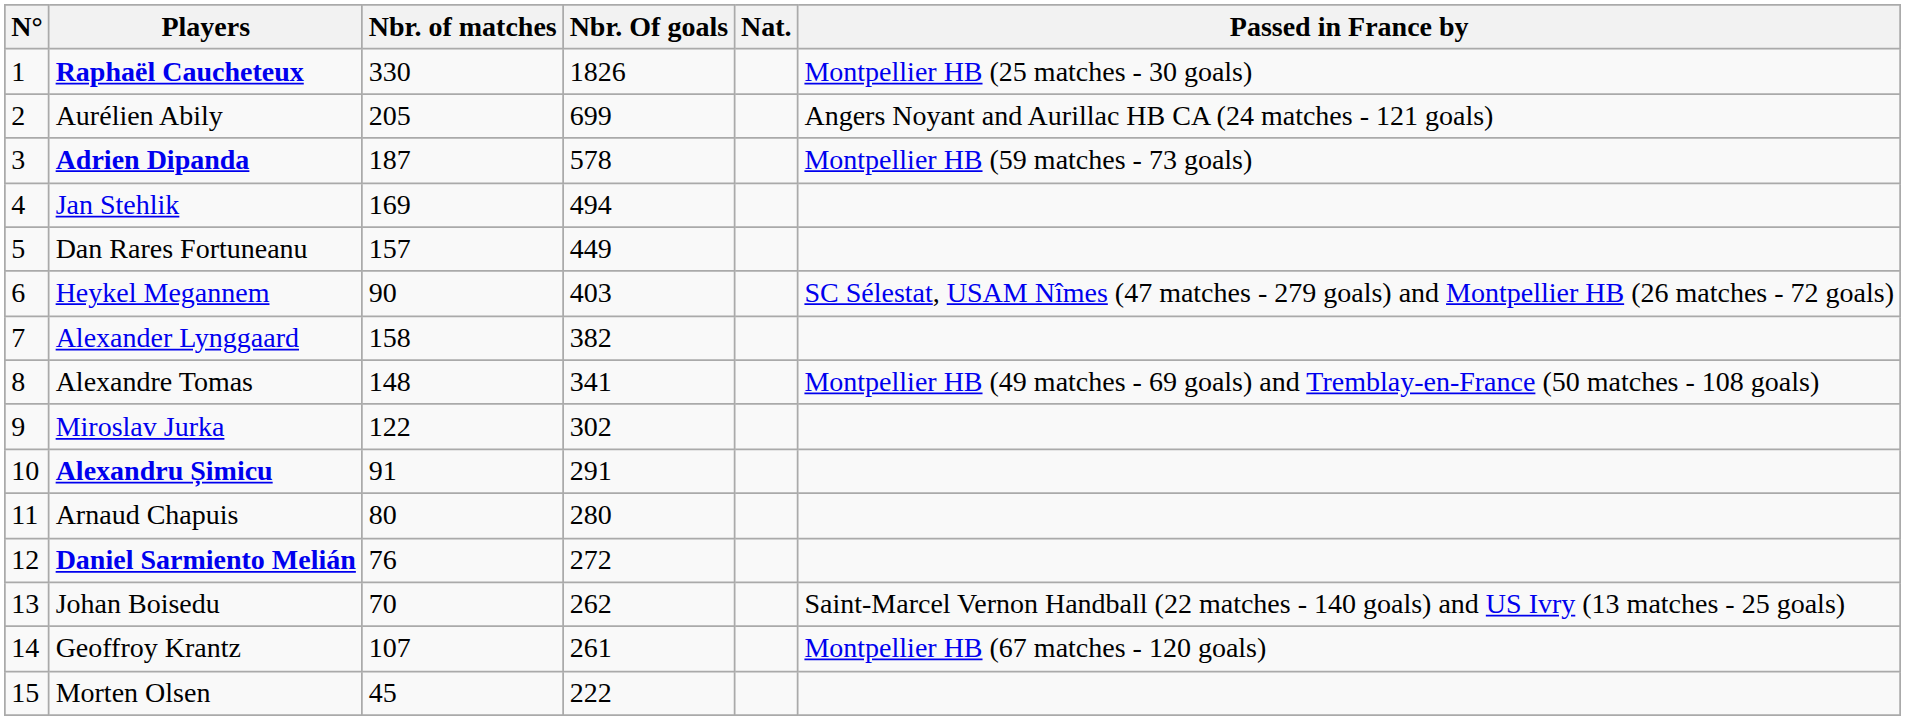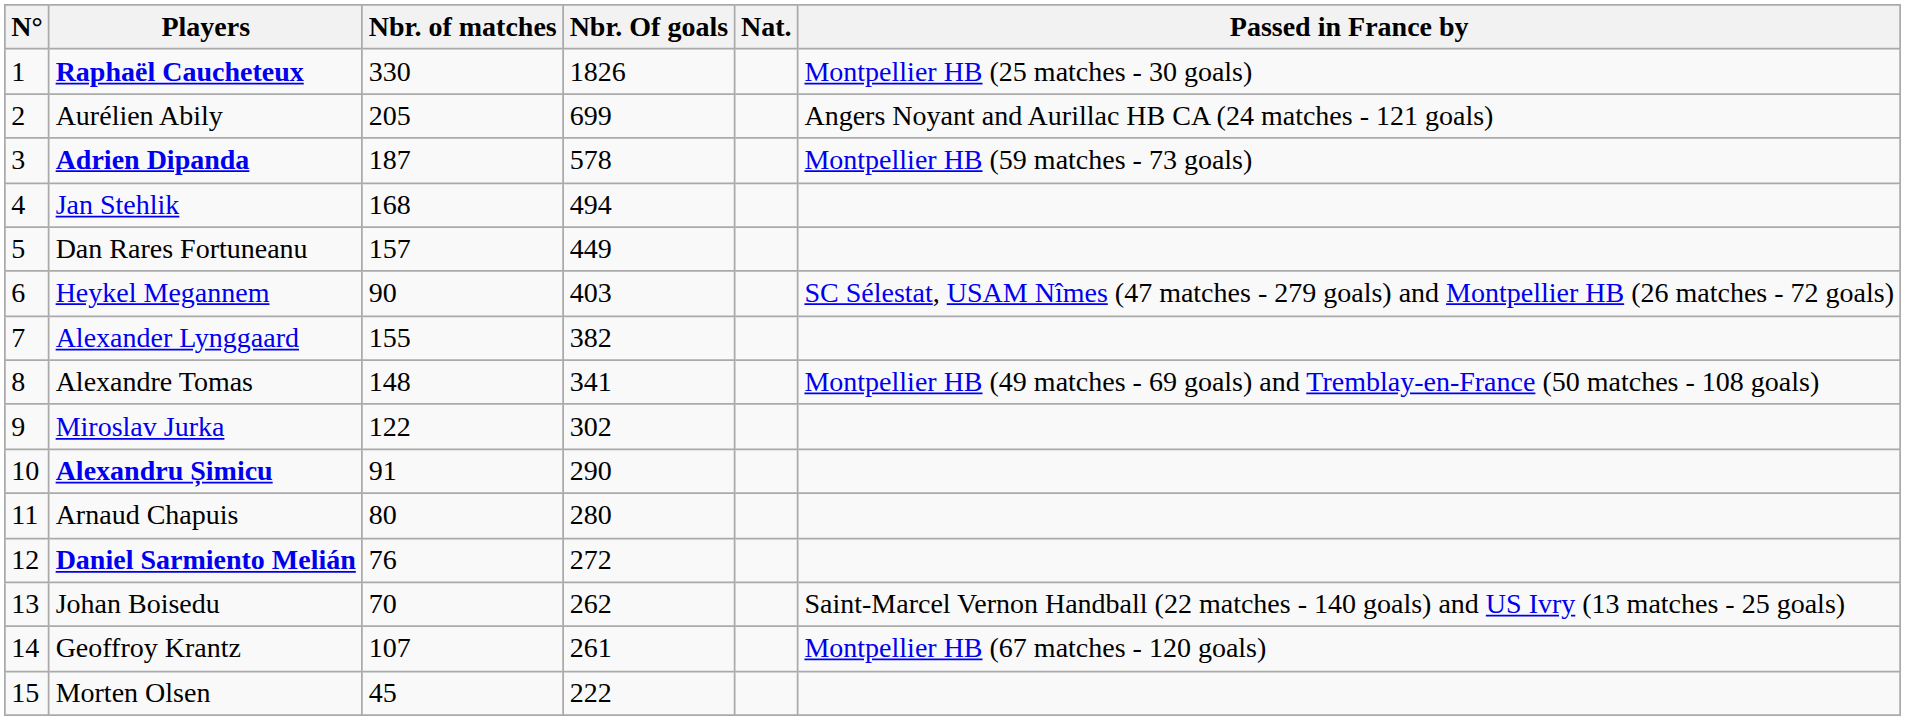(390, 204) 169 -> (390, 204) 168
(390, 337) 158 -> (390, 337) 155
(591, 470) 291 -> (591, 470) 290
